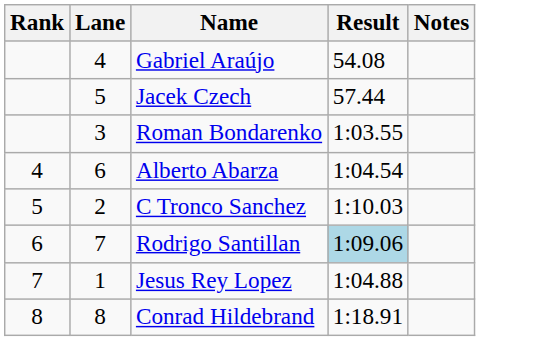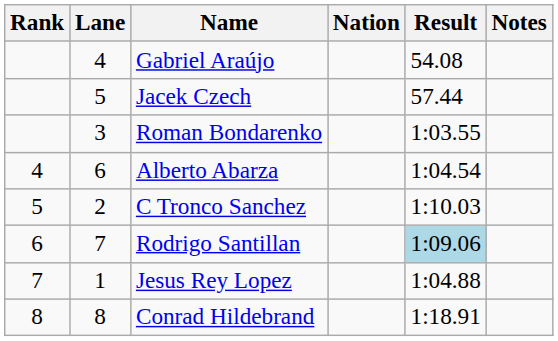+ column: (366, 22)
